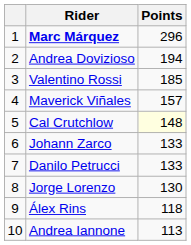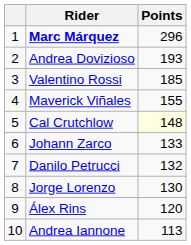(171, 58) 194 -> (171, 58) 193
(171, 101) 157 -> (171, 101) 155
(171, 165) 133 -> (171, 165) 132
(172, 208) 118 -> (171, 208) 120
